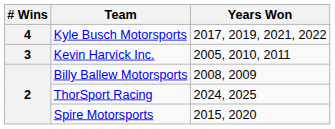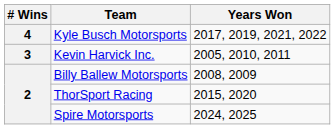(225, 94) 2024, 2025 -> (225, 94) 2015, 2020
(225, 114) 2015, 2020 -> (225, 114) 2024, 2025
